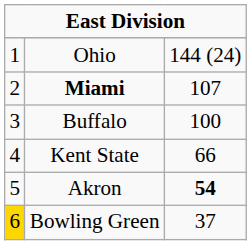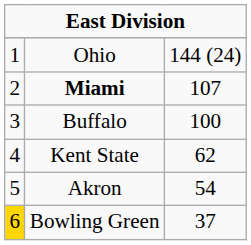(205, 155) 66 -> (205, 155) 62
(205, 188) bold -> (205, 188) normal
